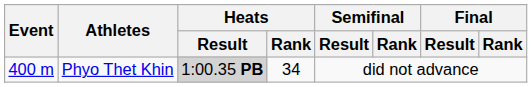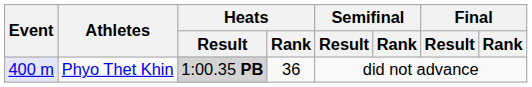(31, 70) no background -> (31, 70) lavender background
(291, 70) 34 -> (291, 70) 36
